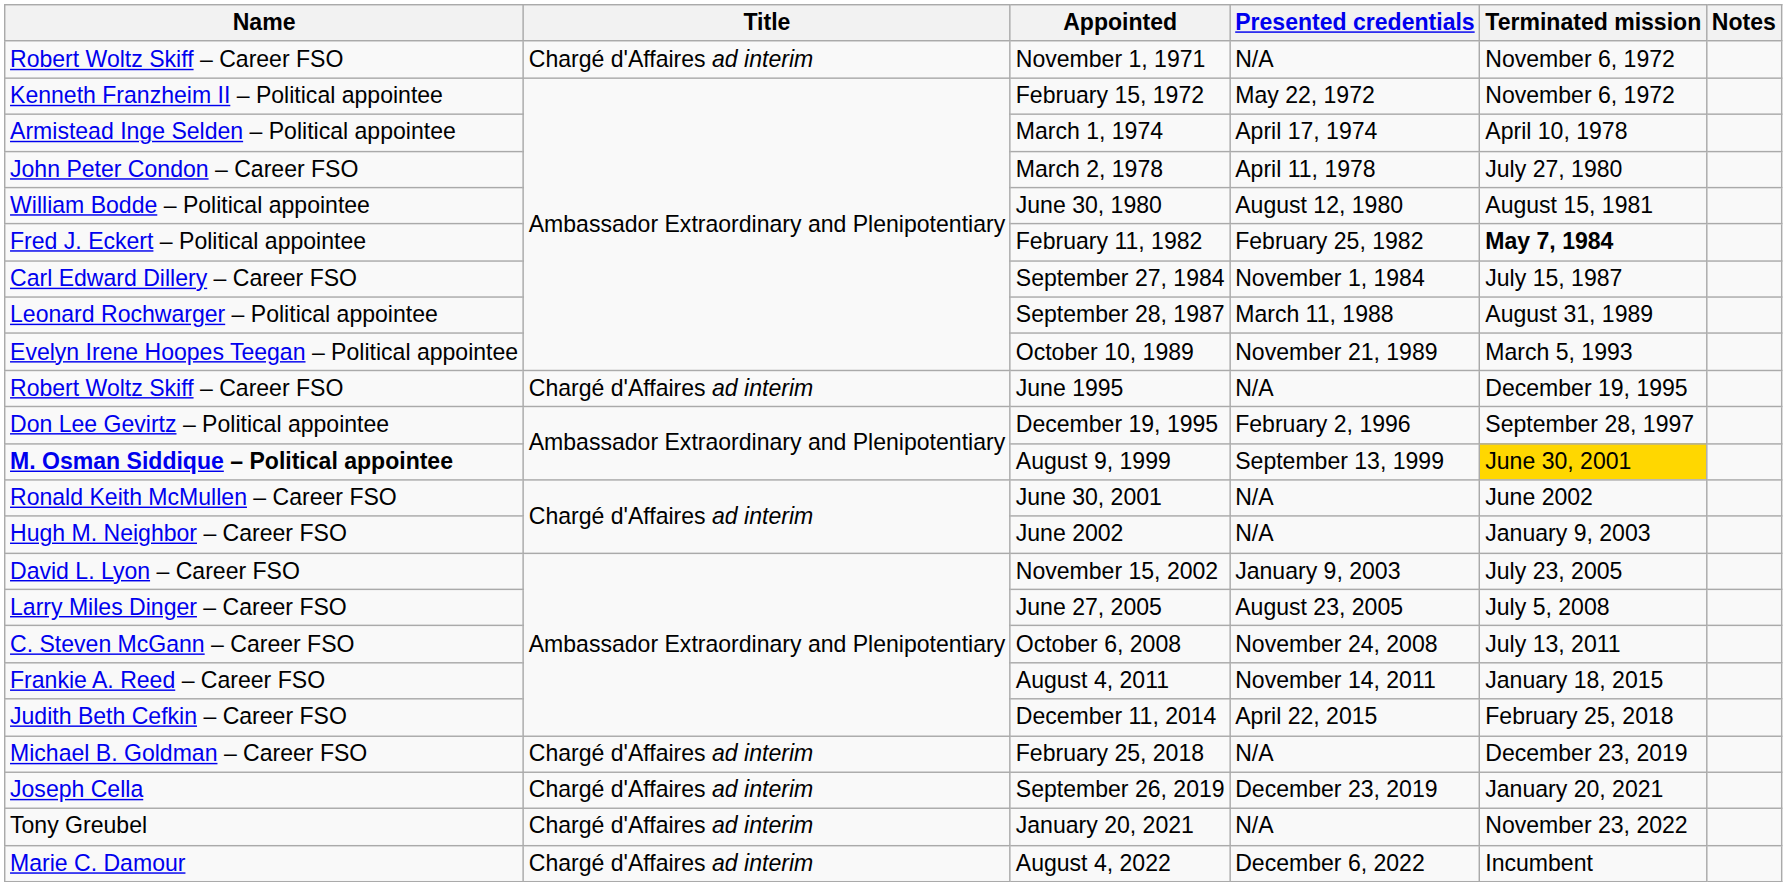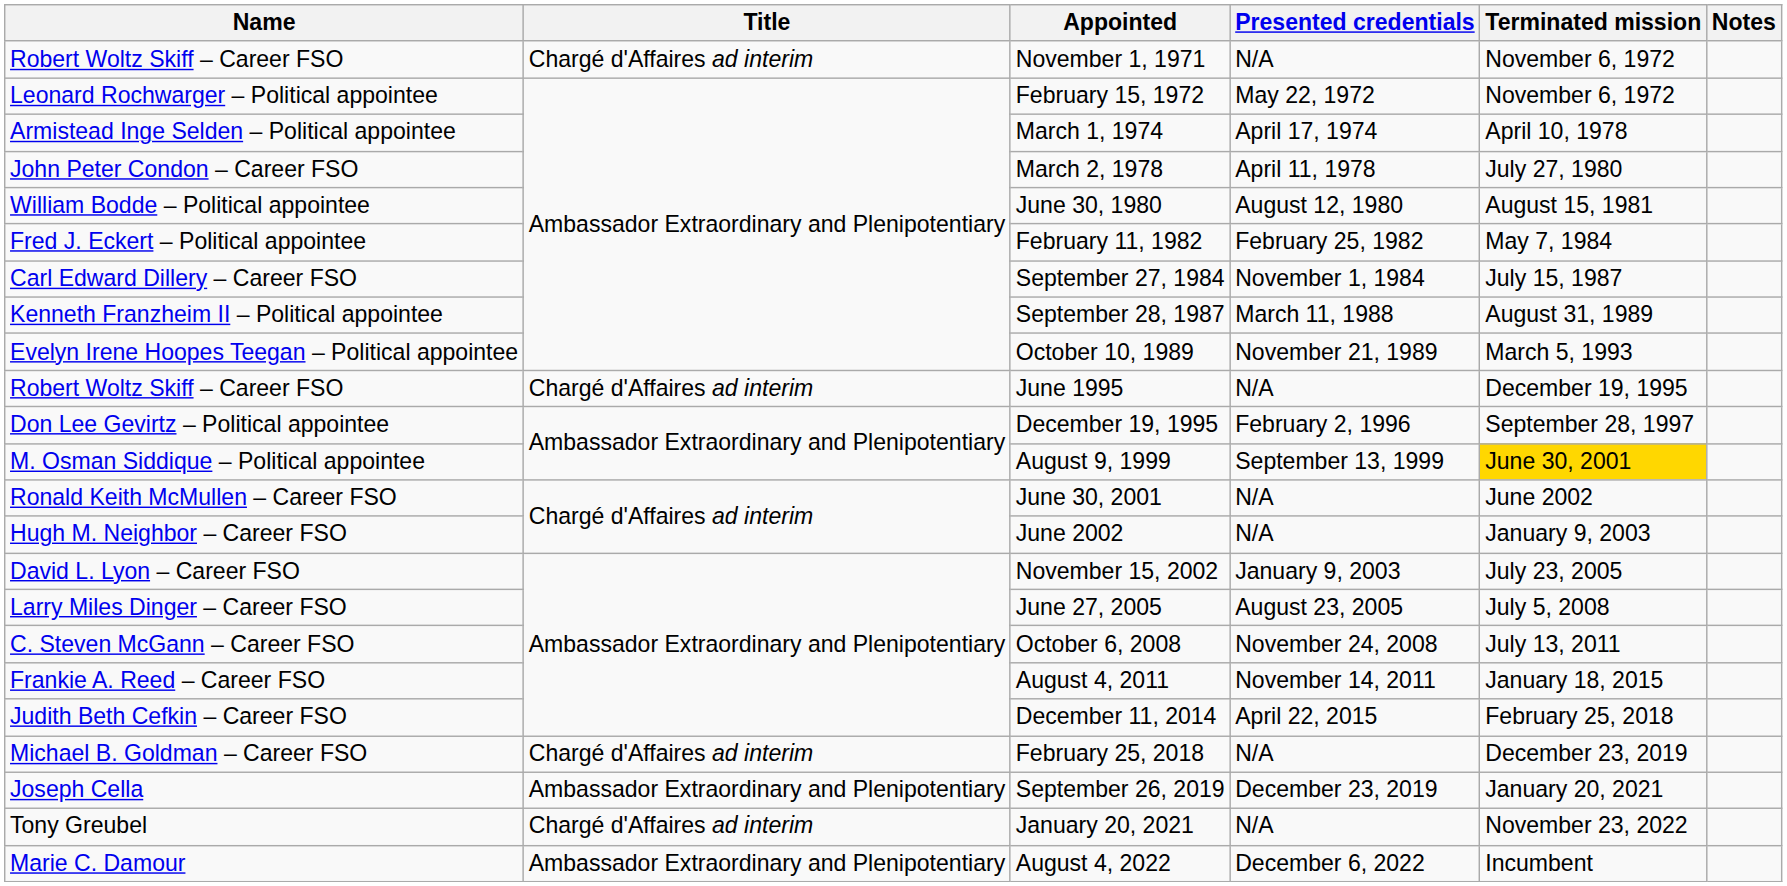(226, 95) Kenneth Franzheim II – Political appointee -> (224, 95) Leonard Rochwarger – Political appointee
(1549, 242) bold -> (1549, 242) normal
(224, 315) Leonard Rochwarger – Political appointee -> (226, 315) Kenneth Franzheim II – Political appointee
(232, 461) bold -> (218, 461) normal
(671, 790) Chargé d'Affaires ad interim -> (767, 790) Ambassador Extraordinary and Plenipotentiary
(671, 863) Chargé d'Affaires ad interim -> (767, 863) Ambassador Extraordinary and Plenipotentiary
